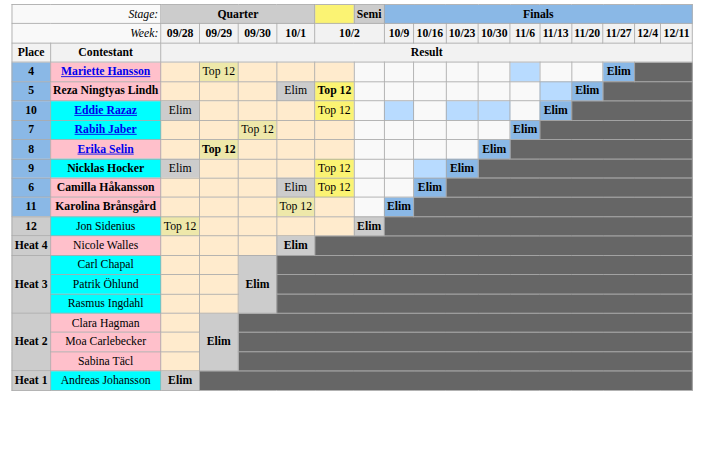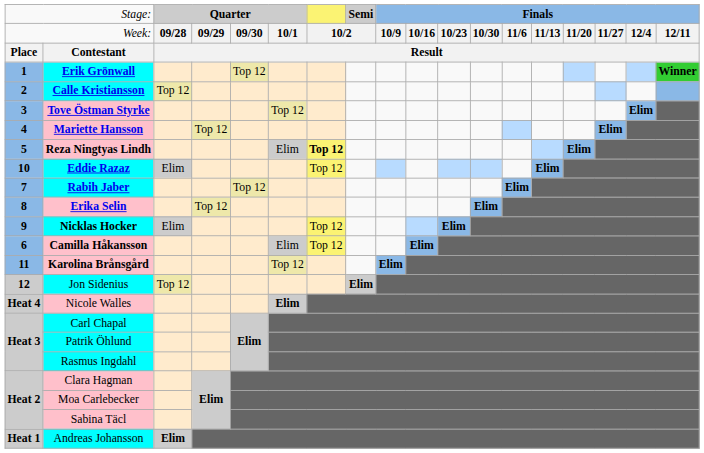+ row: (98, 71)
+ row: (98, 90)
+ row: (98, 110)
(219, 148) bold -> (211, 206) normal
